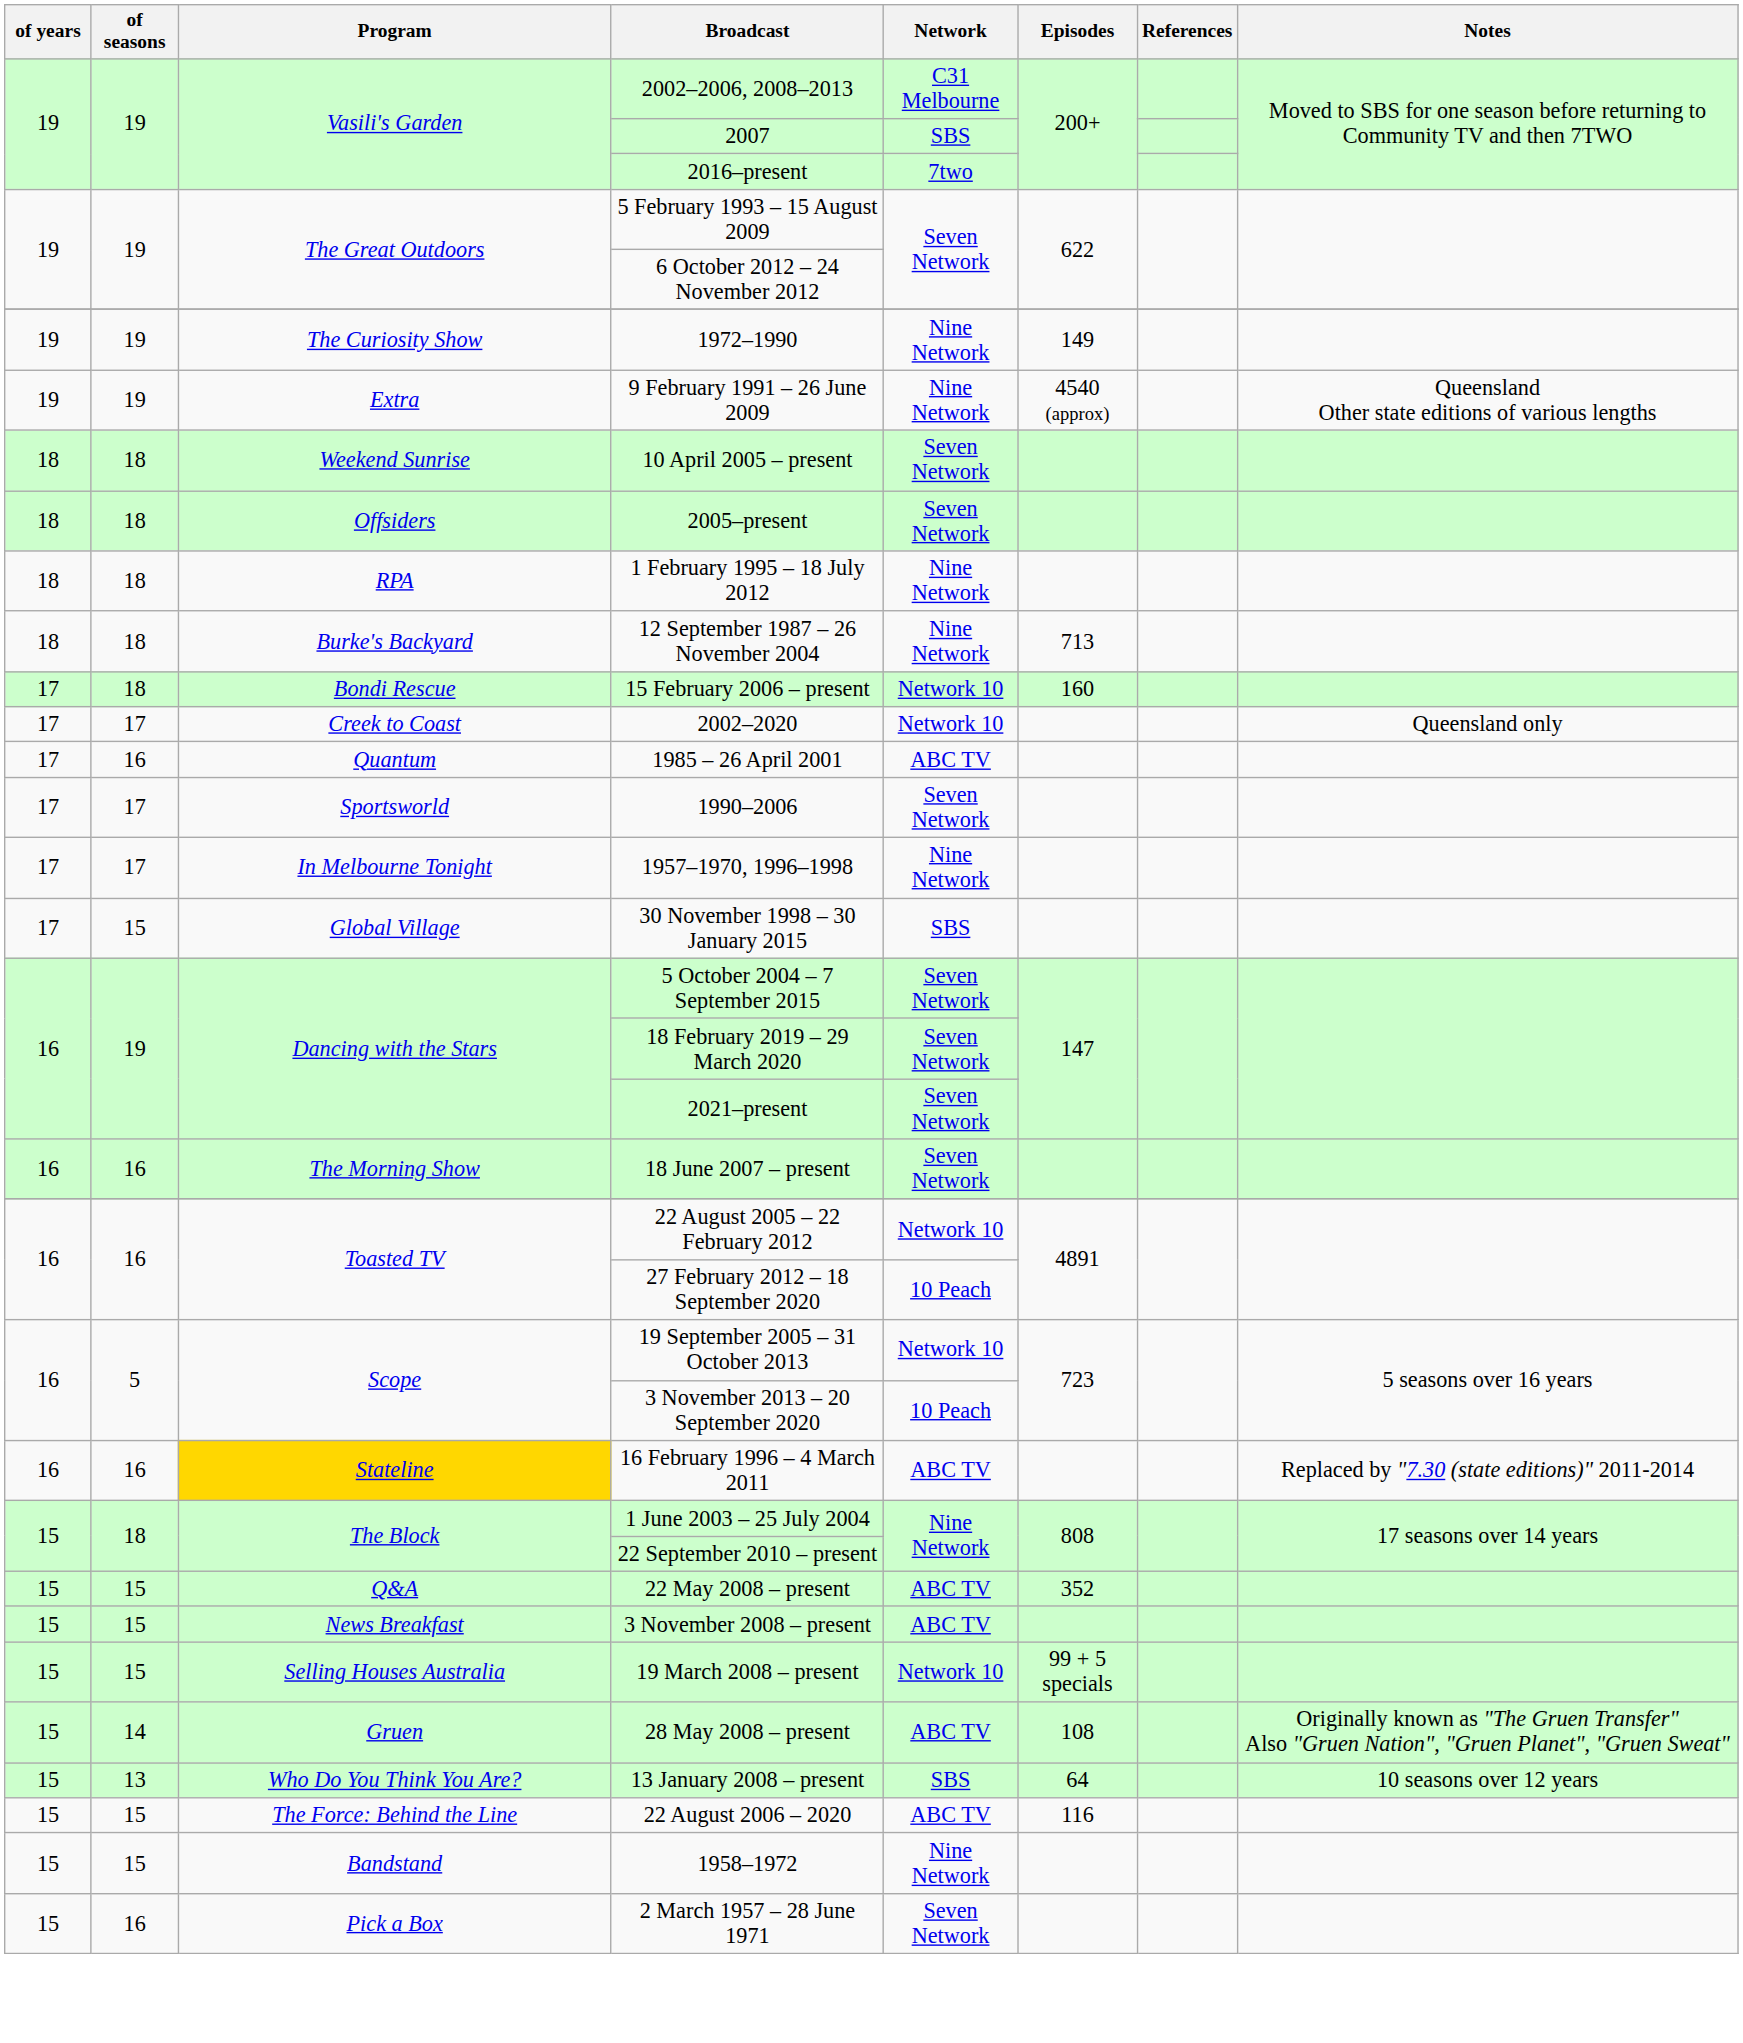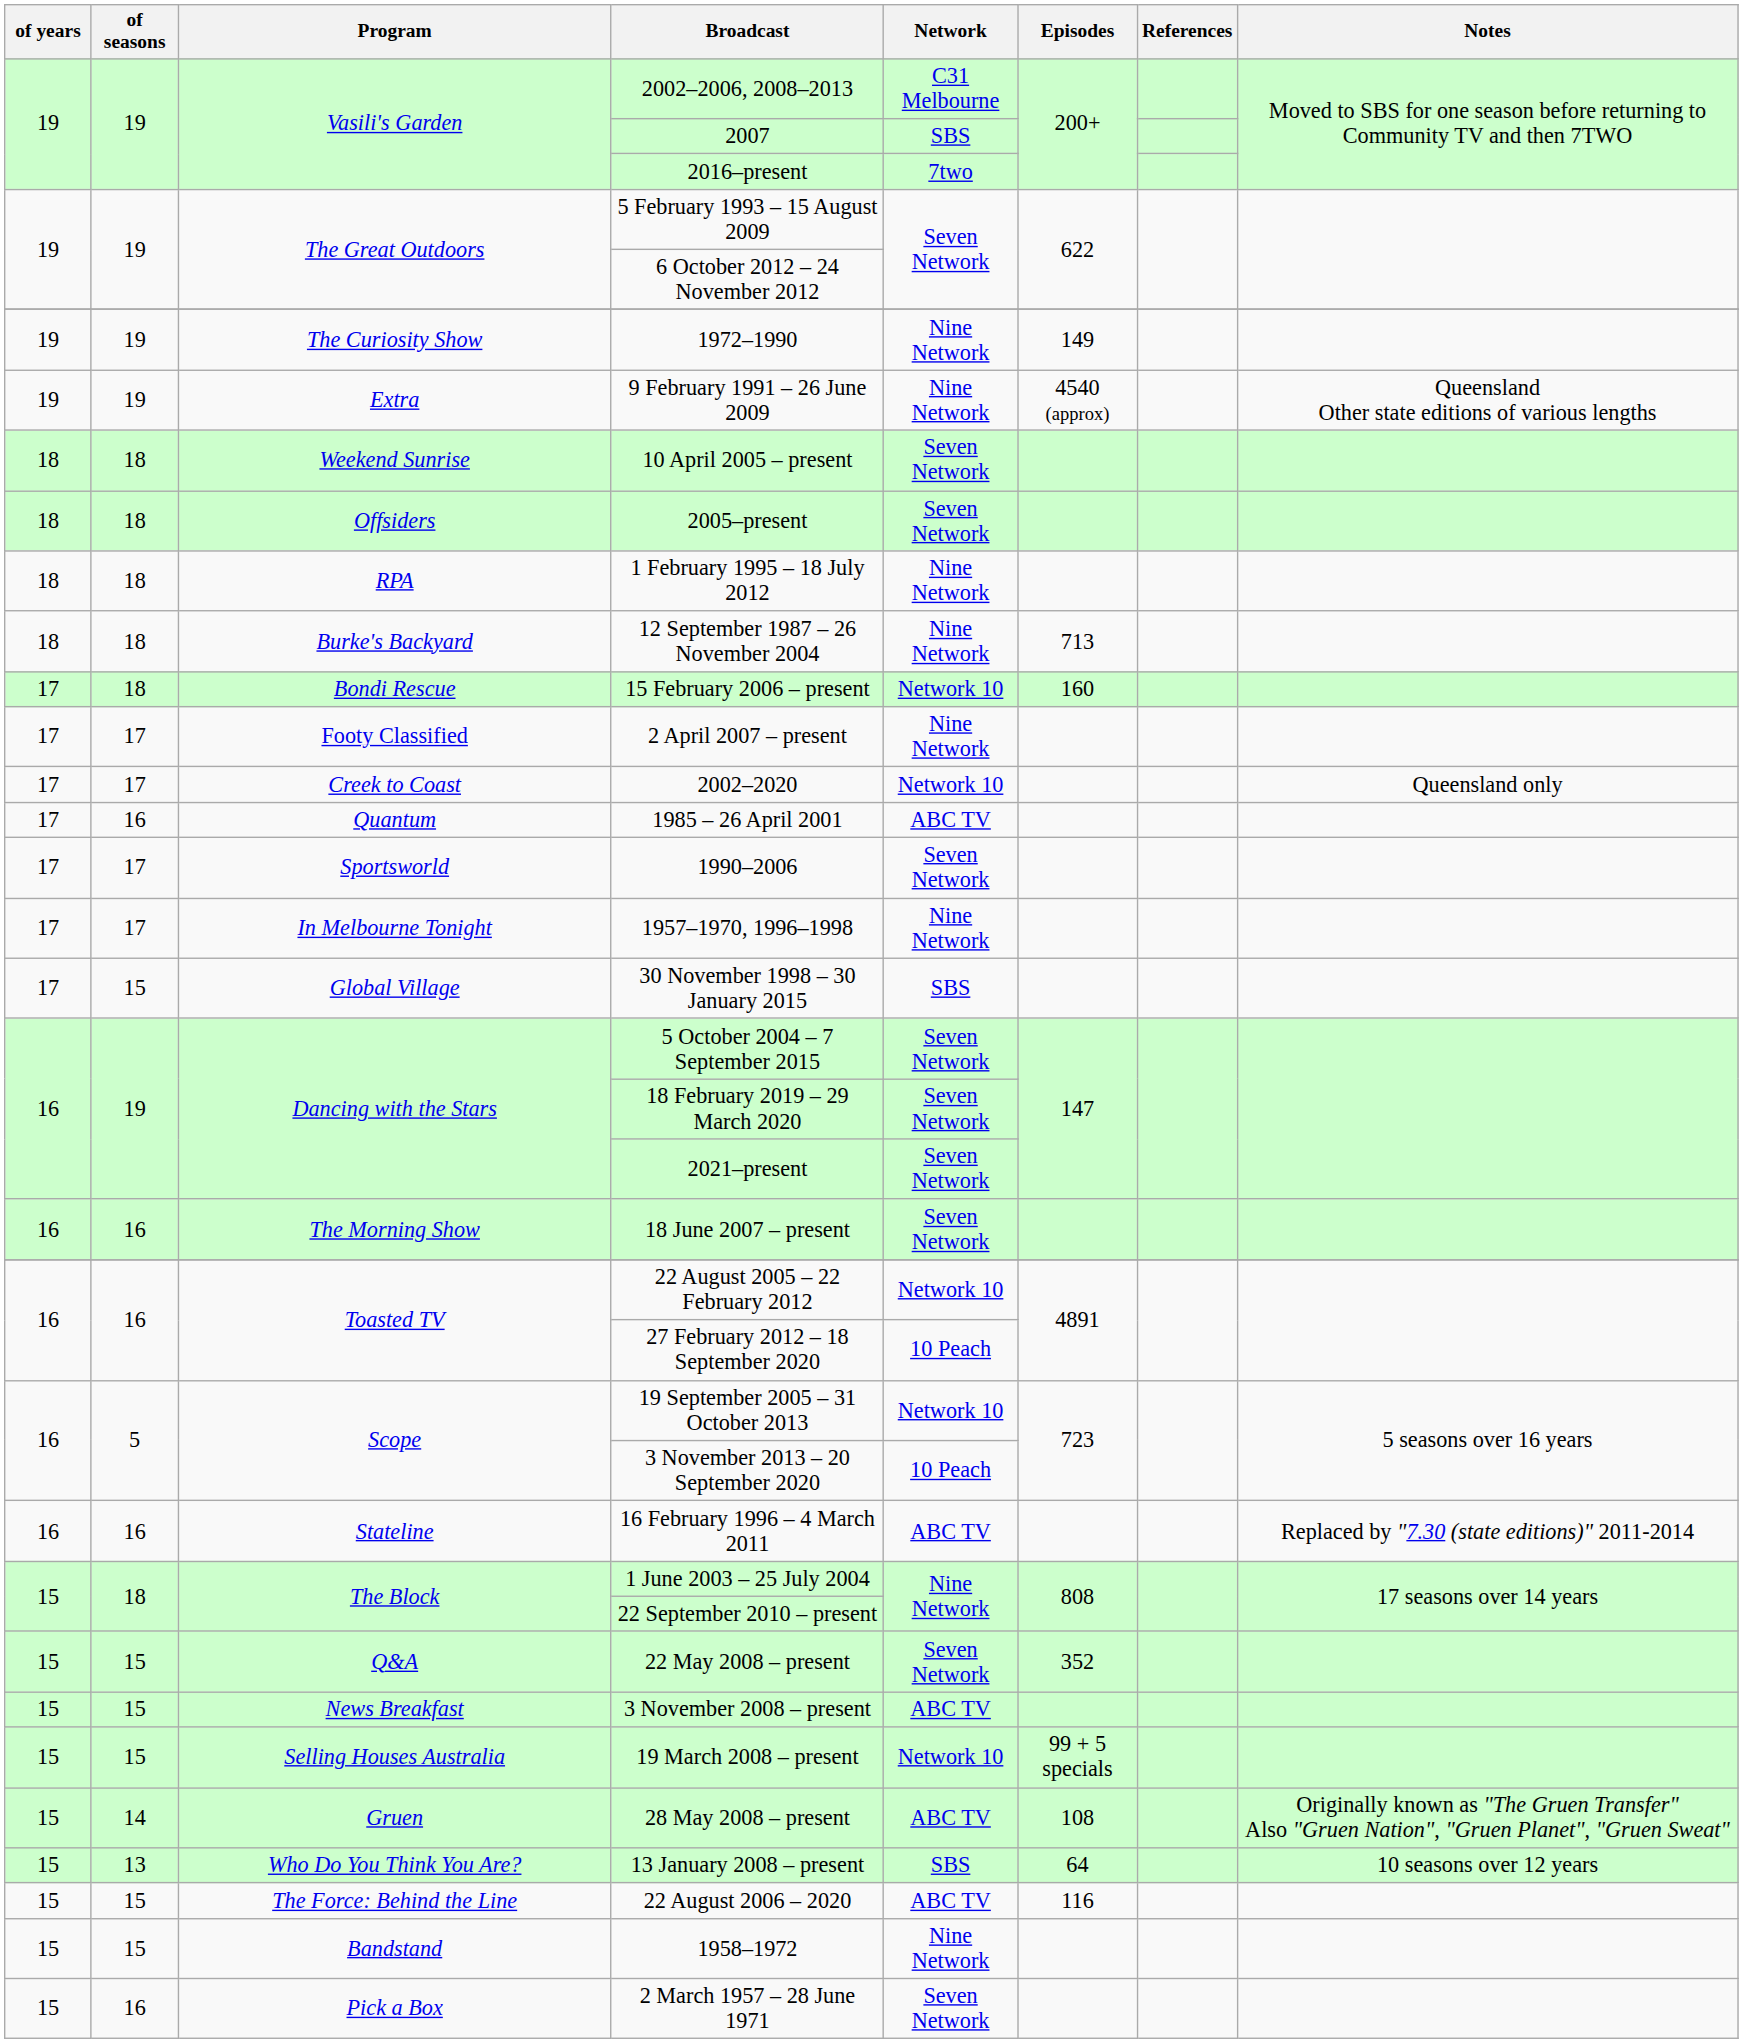+ row: (747, 736)
(395, 1470) gold background -> (395, 1530) no background
(951, 1588) ABC TV -> (951, 1661) Seven Network
